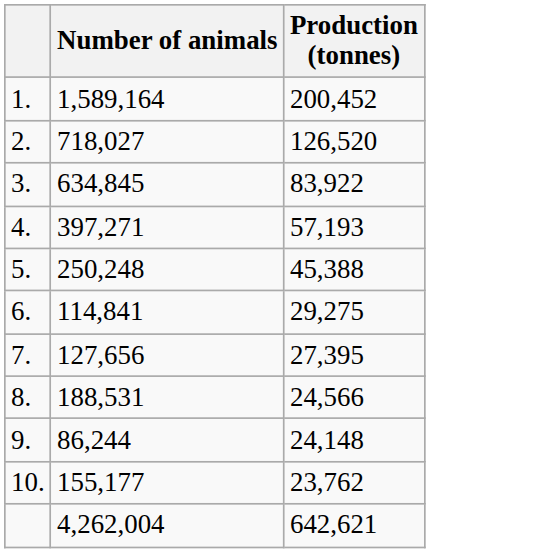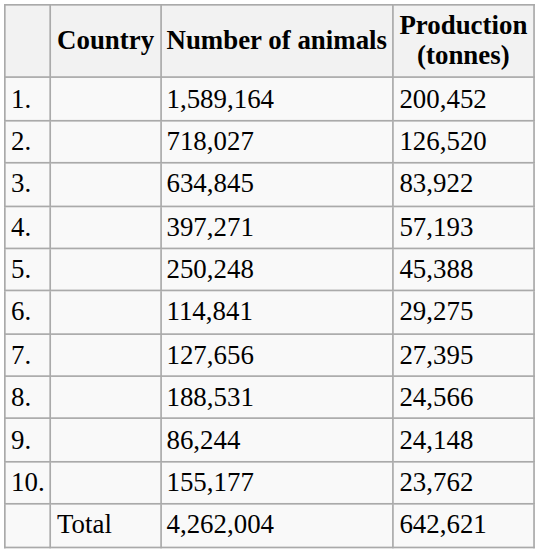+ column: (106, 40)
